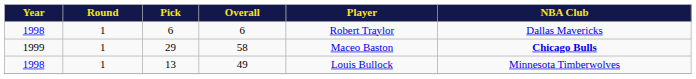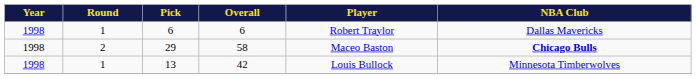(34, 47) 1999 -> (34, 47) 1998
(103, 47) 1 -> (103, 47) 2
(242, 64) 49 -> (242, 64) 42
